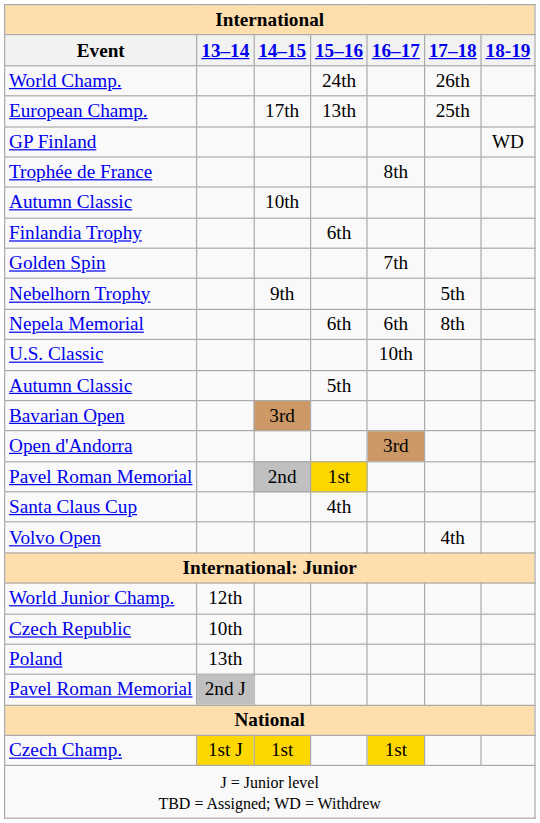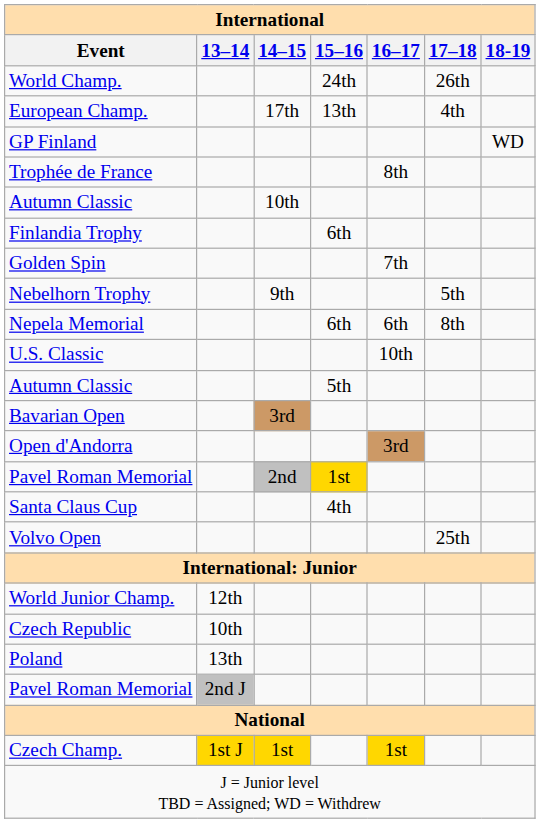(453, 111) 25th -> (453, 111) 4th
(453, 537) 4th -> (453, 537) 25th
